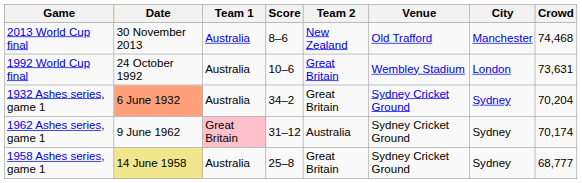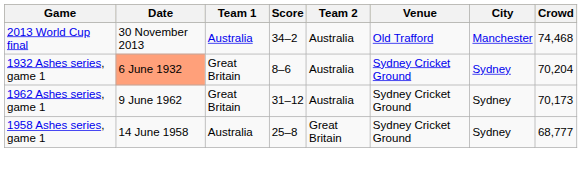(278, 38) 8–6 -> (284, 38) 34–2
(327, 38) New Zealand -> (331, 38) Australia
- row: (49, 69)
(228, 100) Australia -> (224, 69) Great Britain
(281, 100) 34–2 -> (281, 69) 8–6
(322, 100) Great Britain -> (331, 69) Australia
(222, 132) pink background -> (224, 100) no background
(556, 132) 70,174 -> (556, 100) 70,173
(152, 163) khaki background -> (153, 132) no background
